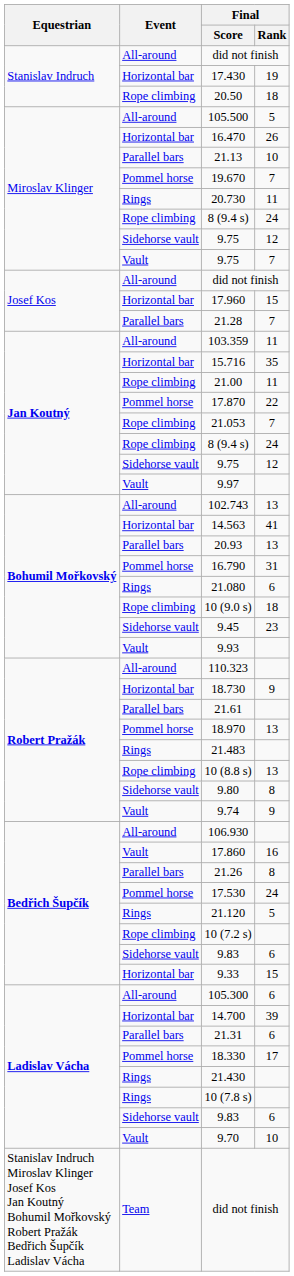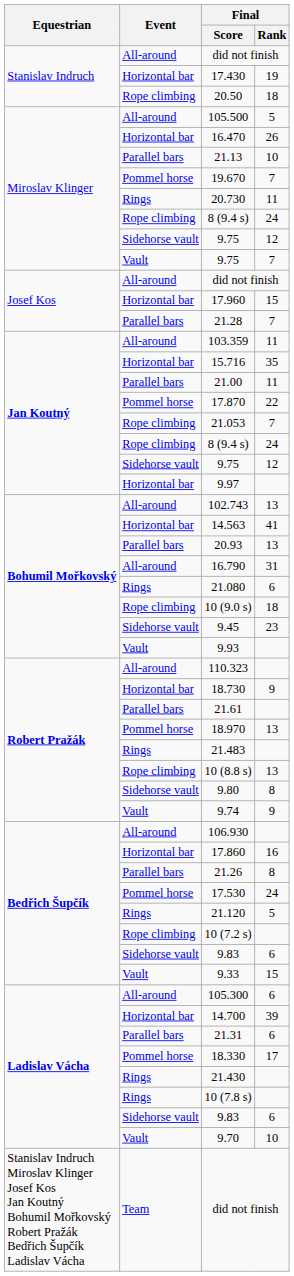(159, 382) Rope climbing -> (153, 382) Parallel bars
(135, 484) Vault -> (158, 484) Horizontal bar
(158, 566) Pommel horse -> (149, 566) All-around
(135, 852) Vault -> (158, 852) Horizontal bar
(158, 975) Horizontal bar -> (135, 975) Vault
